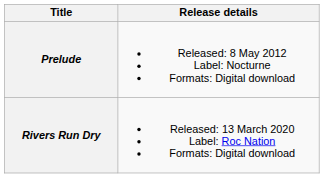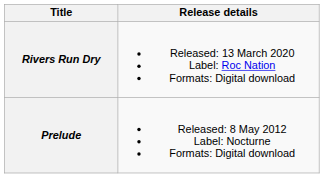rows swapped: (61, 59) <-> (61, 135)
